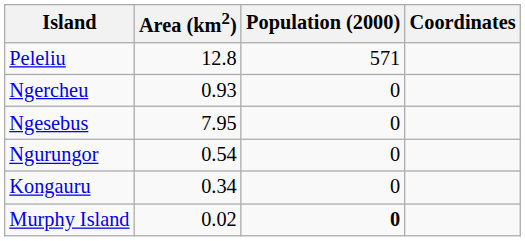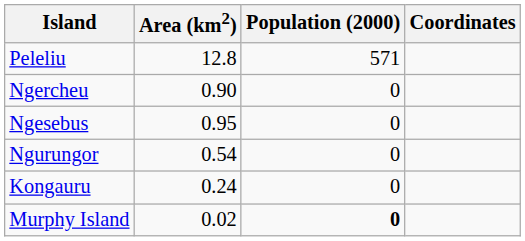(219, 90) 0.93 -> (219, 90) 0.90
(219, 122) 7.95 -> (219, 122) 0.95
(219, 187) 0.34 -> (219, 187) 0.24
